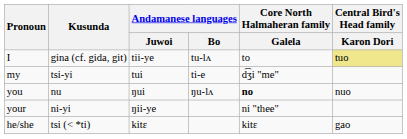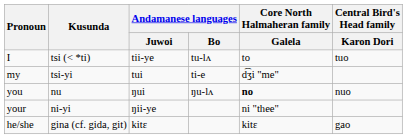(89, 58) gina (cf. gida, git) -> (70, 58) tsi (< *ti)
(342, 58) khaki background -> (342, 58) no background
(70, 125) tsi (< *ti) -> (89, 125) gina (cf. gida, git)
